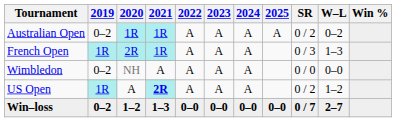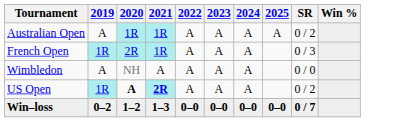- column: (334, 13)
(102, 32) 0–2 -> (102, 32) A
(102, 70) 0–2 -> (102, 70) A
(131, 88) normal -> (131, 88) bold
